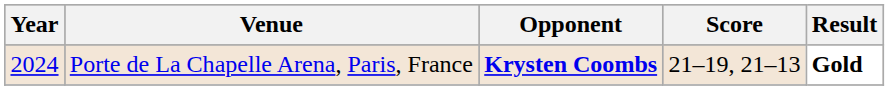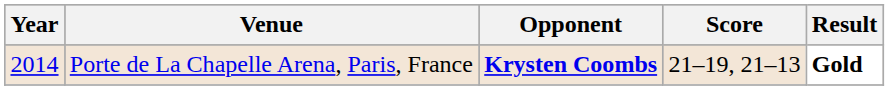(35, 64) 2024 -> (35, 64) 2014
